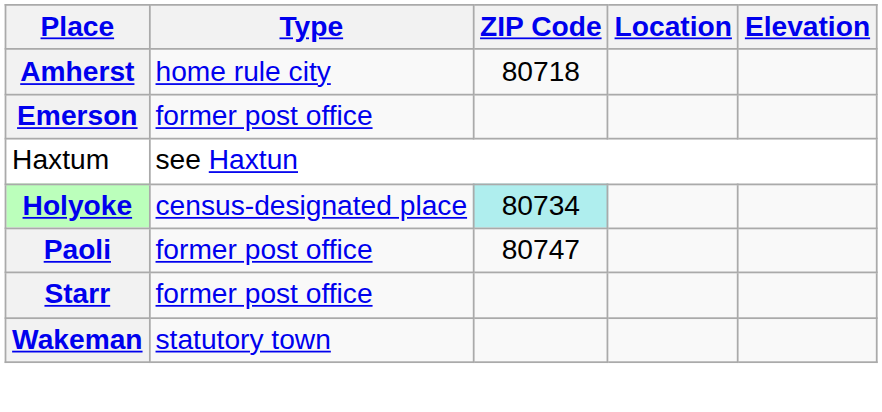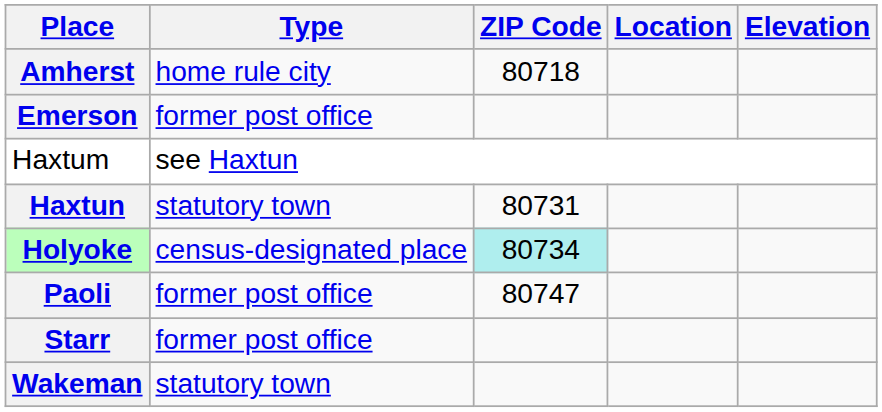+ row: (77, 205)
